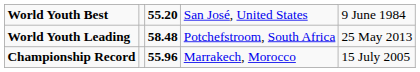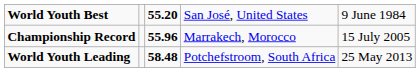rows swapped: (71, 57) <-> (69, 36)
